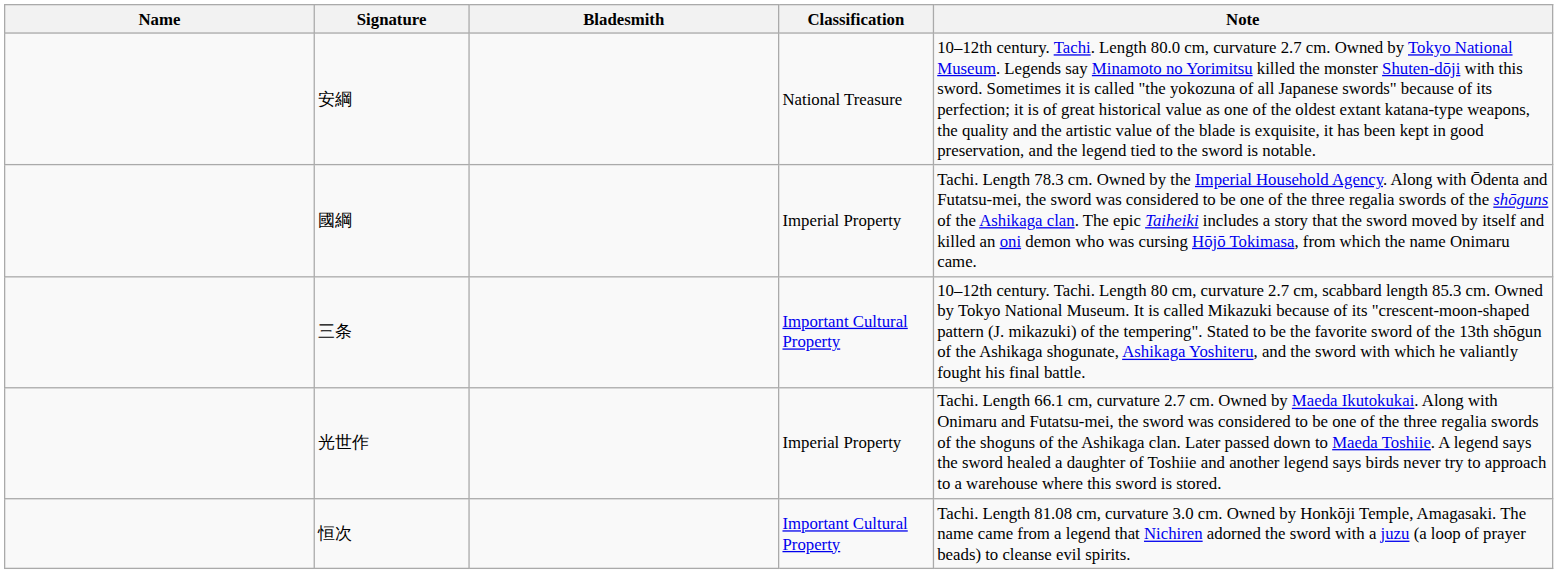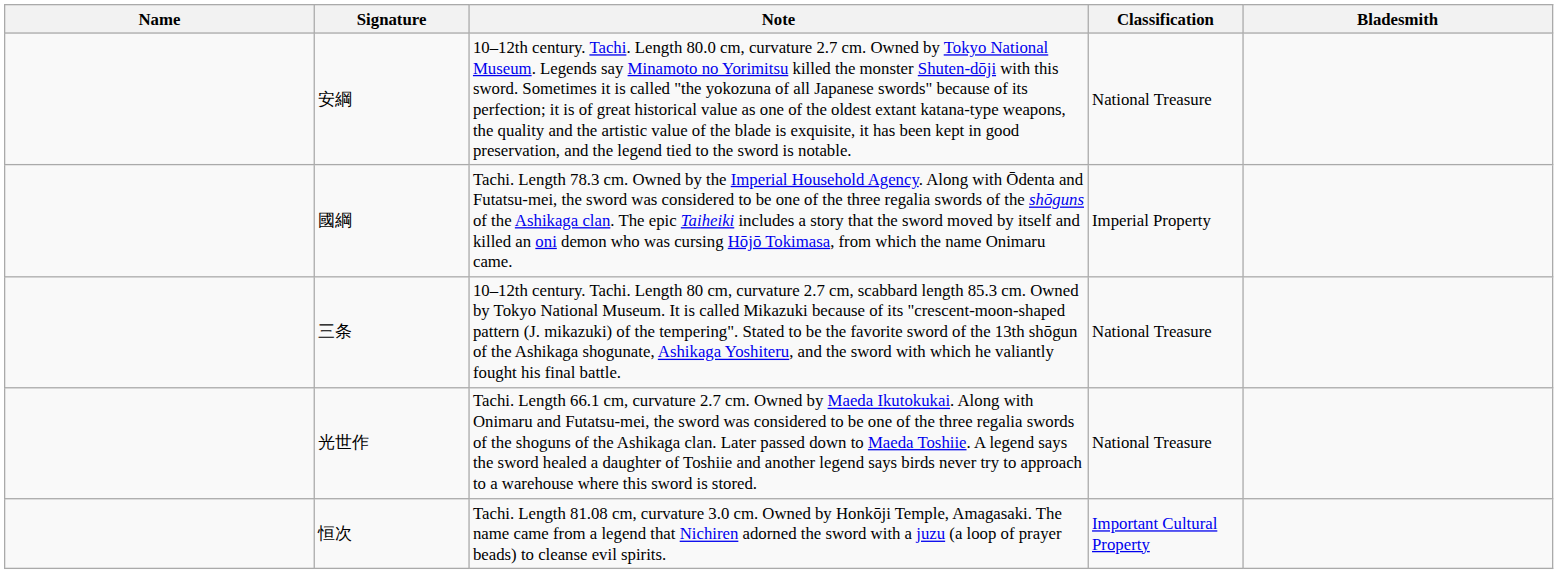columns swapped: (624, 18) <-> (1243, 18)
(845, 331) Important Cultural Property -> (1152, 331) National Treasure
(842, 442) Imperial Property -> (1152, 442) National Treasure
